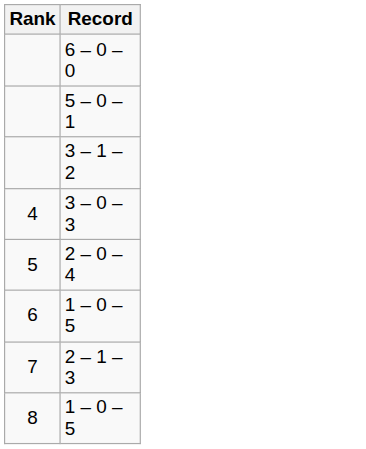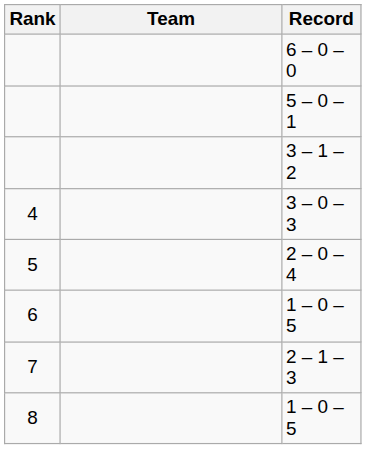+ column: (171, 19)
